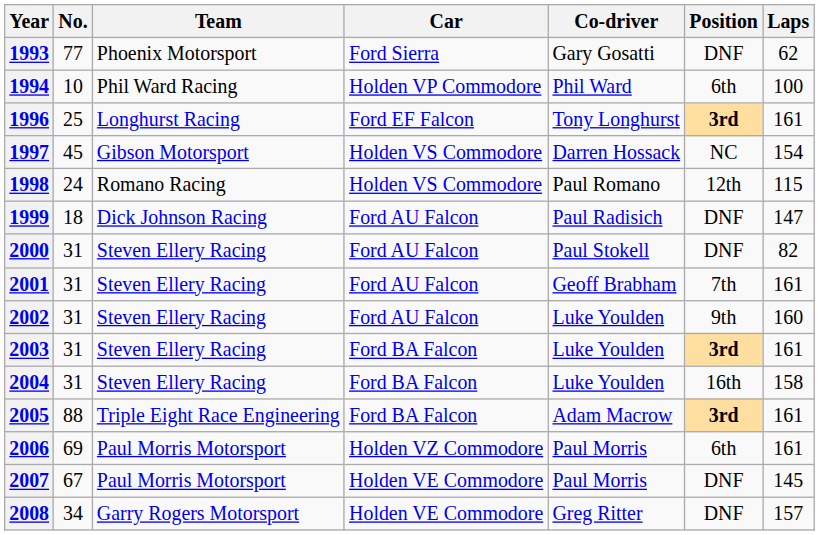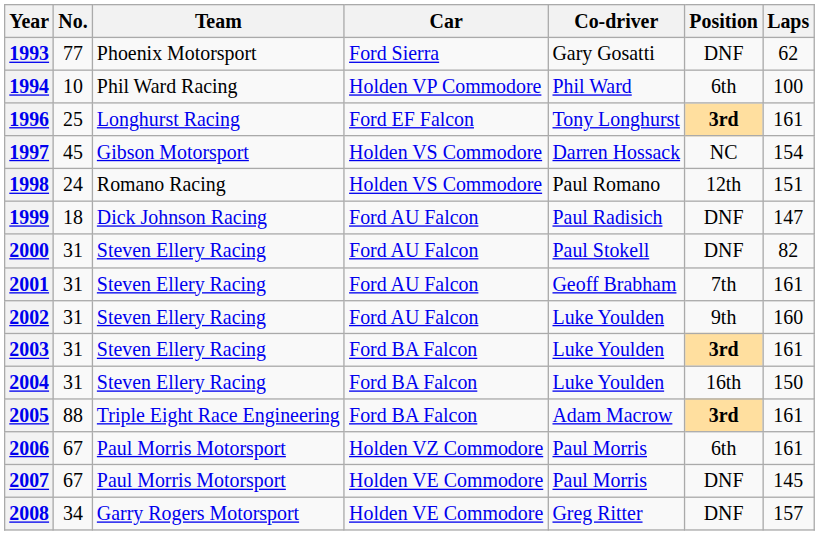(788, 185) 115 -> (788, 185) 151
(788, 382) 158 -> (788, 382) 150
(73, 447) 69 -> (73, 447) 67
